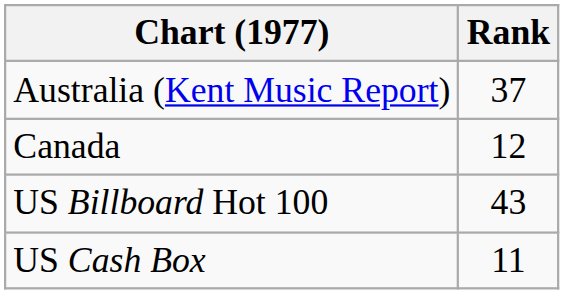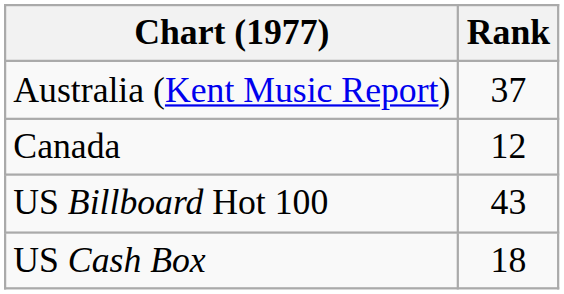(508, 259) 11 -> (508, 259) 18
